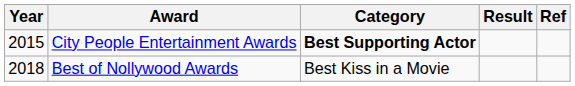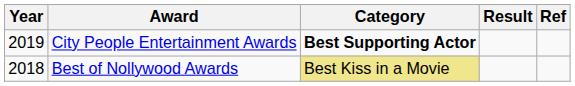(26, 42) 2015 -> (26, 42) 2019
(377, 68) no background -> (377, 68) khaki background
